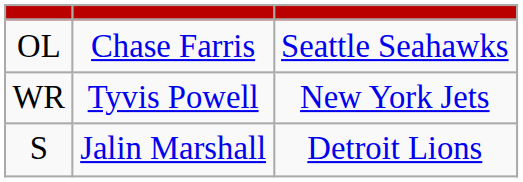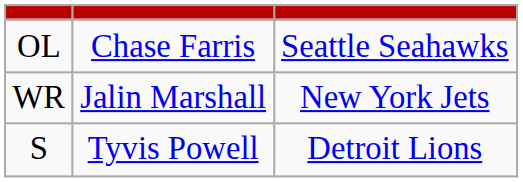(173, 97) Tyvis Powell -> (173, 97) Jalin Marshall
(173, 148) Jalin Marshall -> (173, 148) Tyvis Powell
